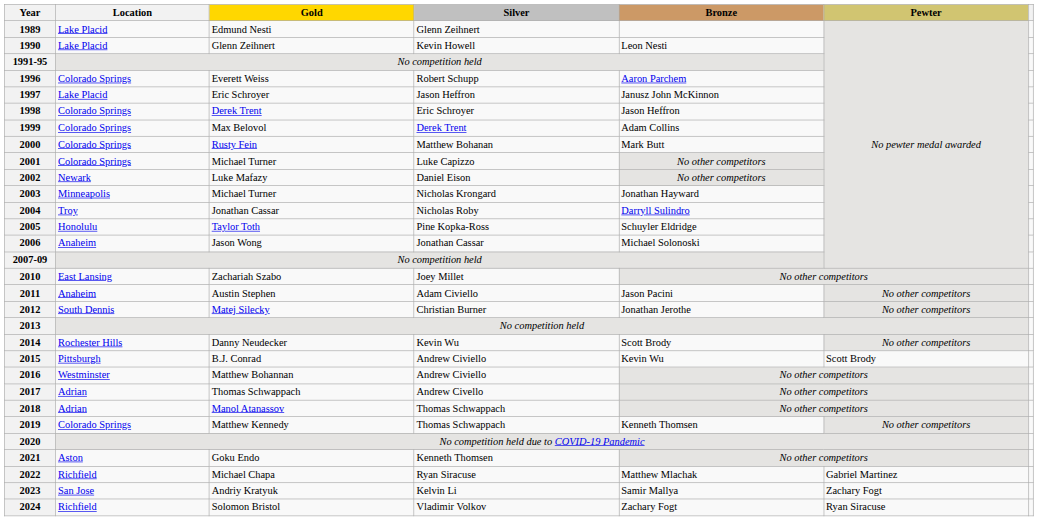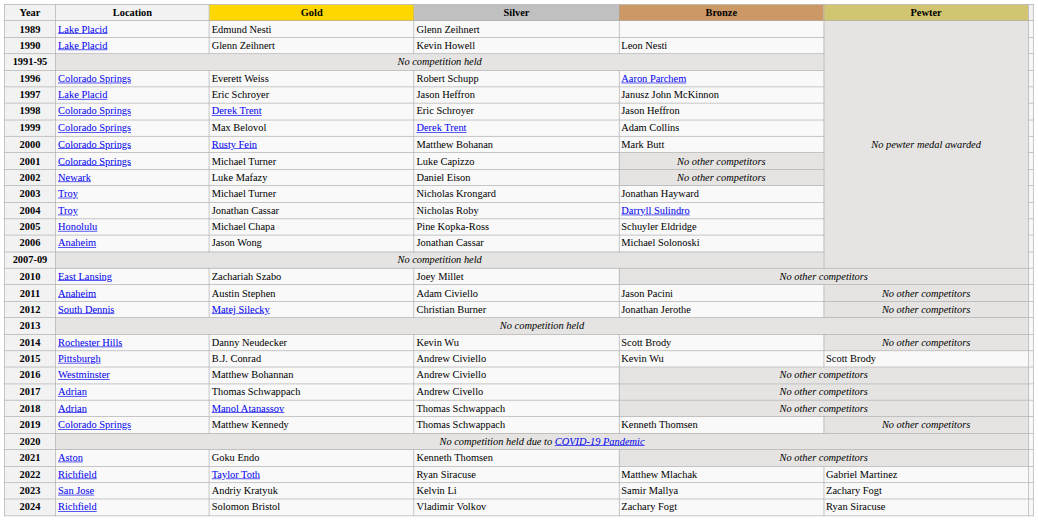(84, 194) Minneapolis -> (68, 194) Troy
(236, 227) Taylor Toth -> (243, 227) Michael Chapa
(243, 474) Michael Chapa -> (236, 474) Taylor Toth
